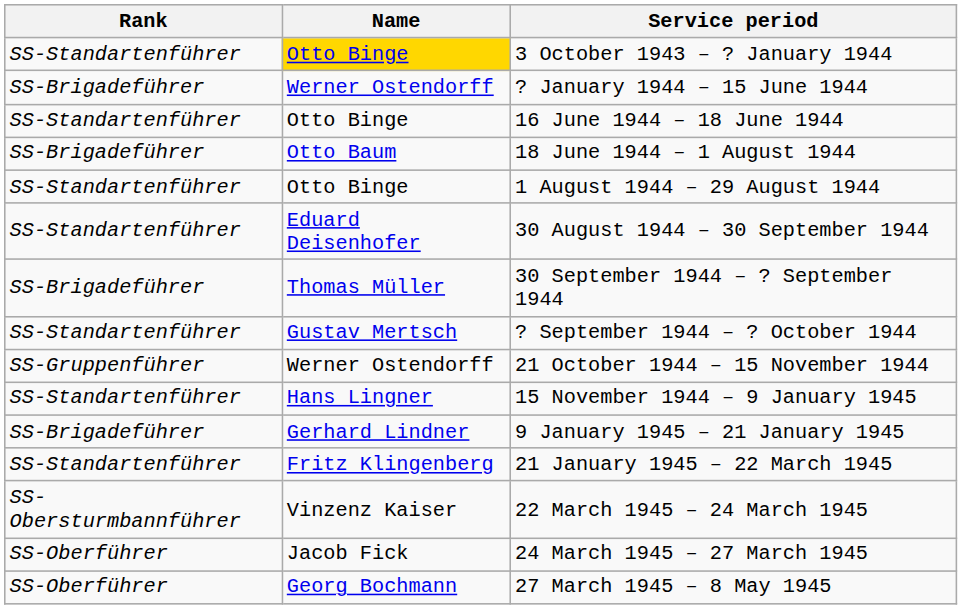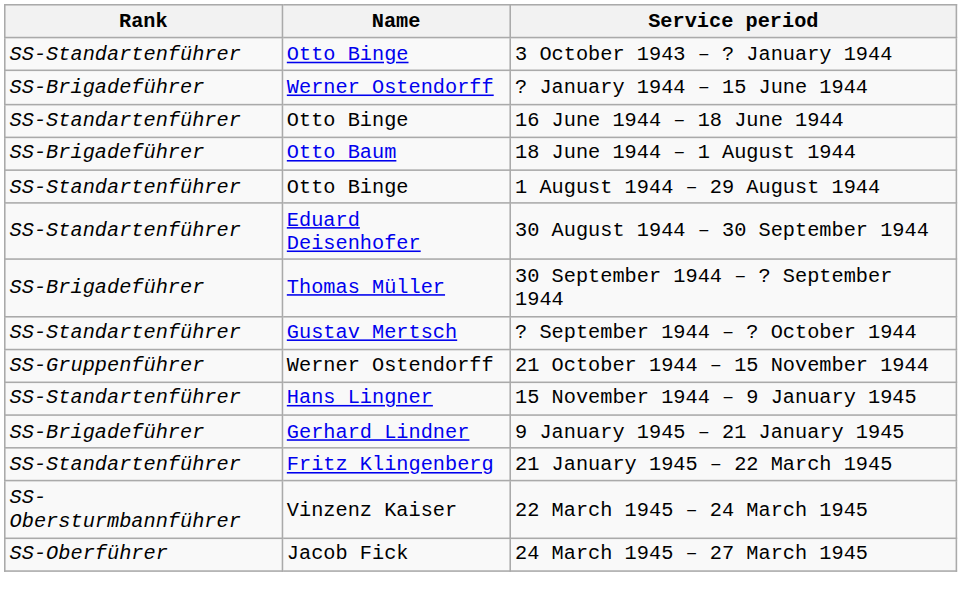(348, 54) gold background -> (348, 54) no background
- row: (673, 587)
